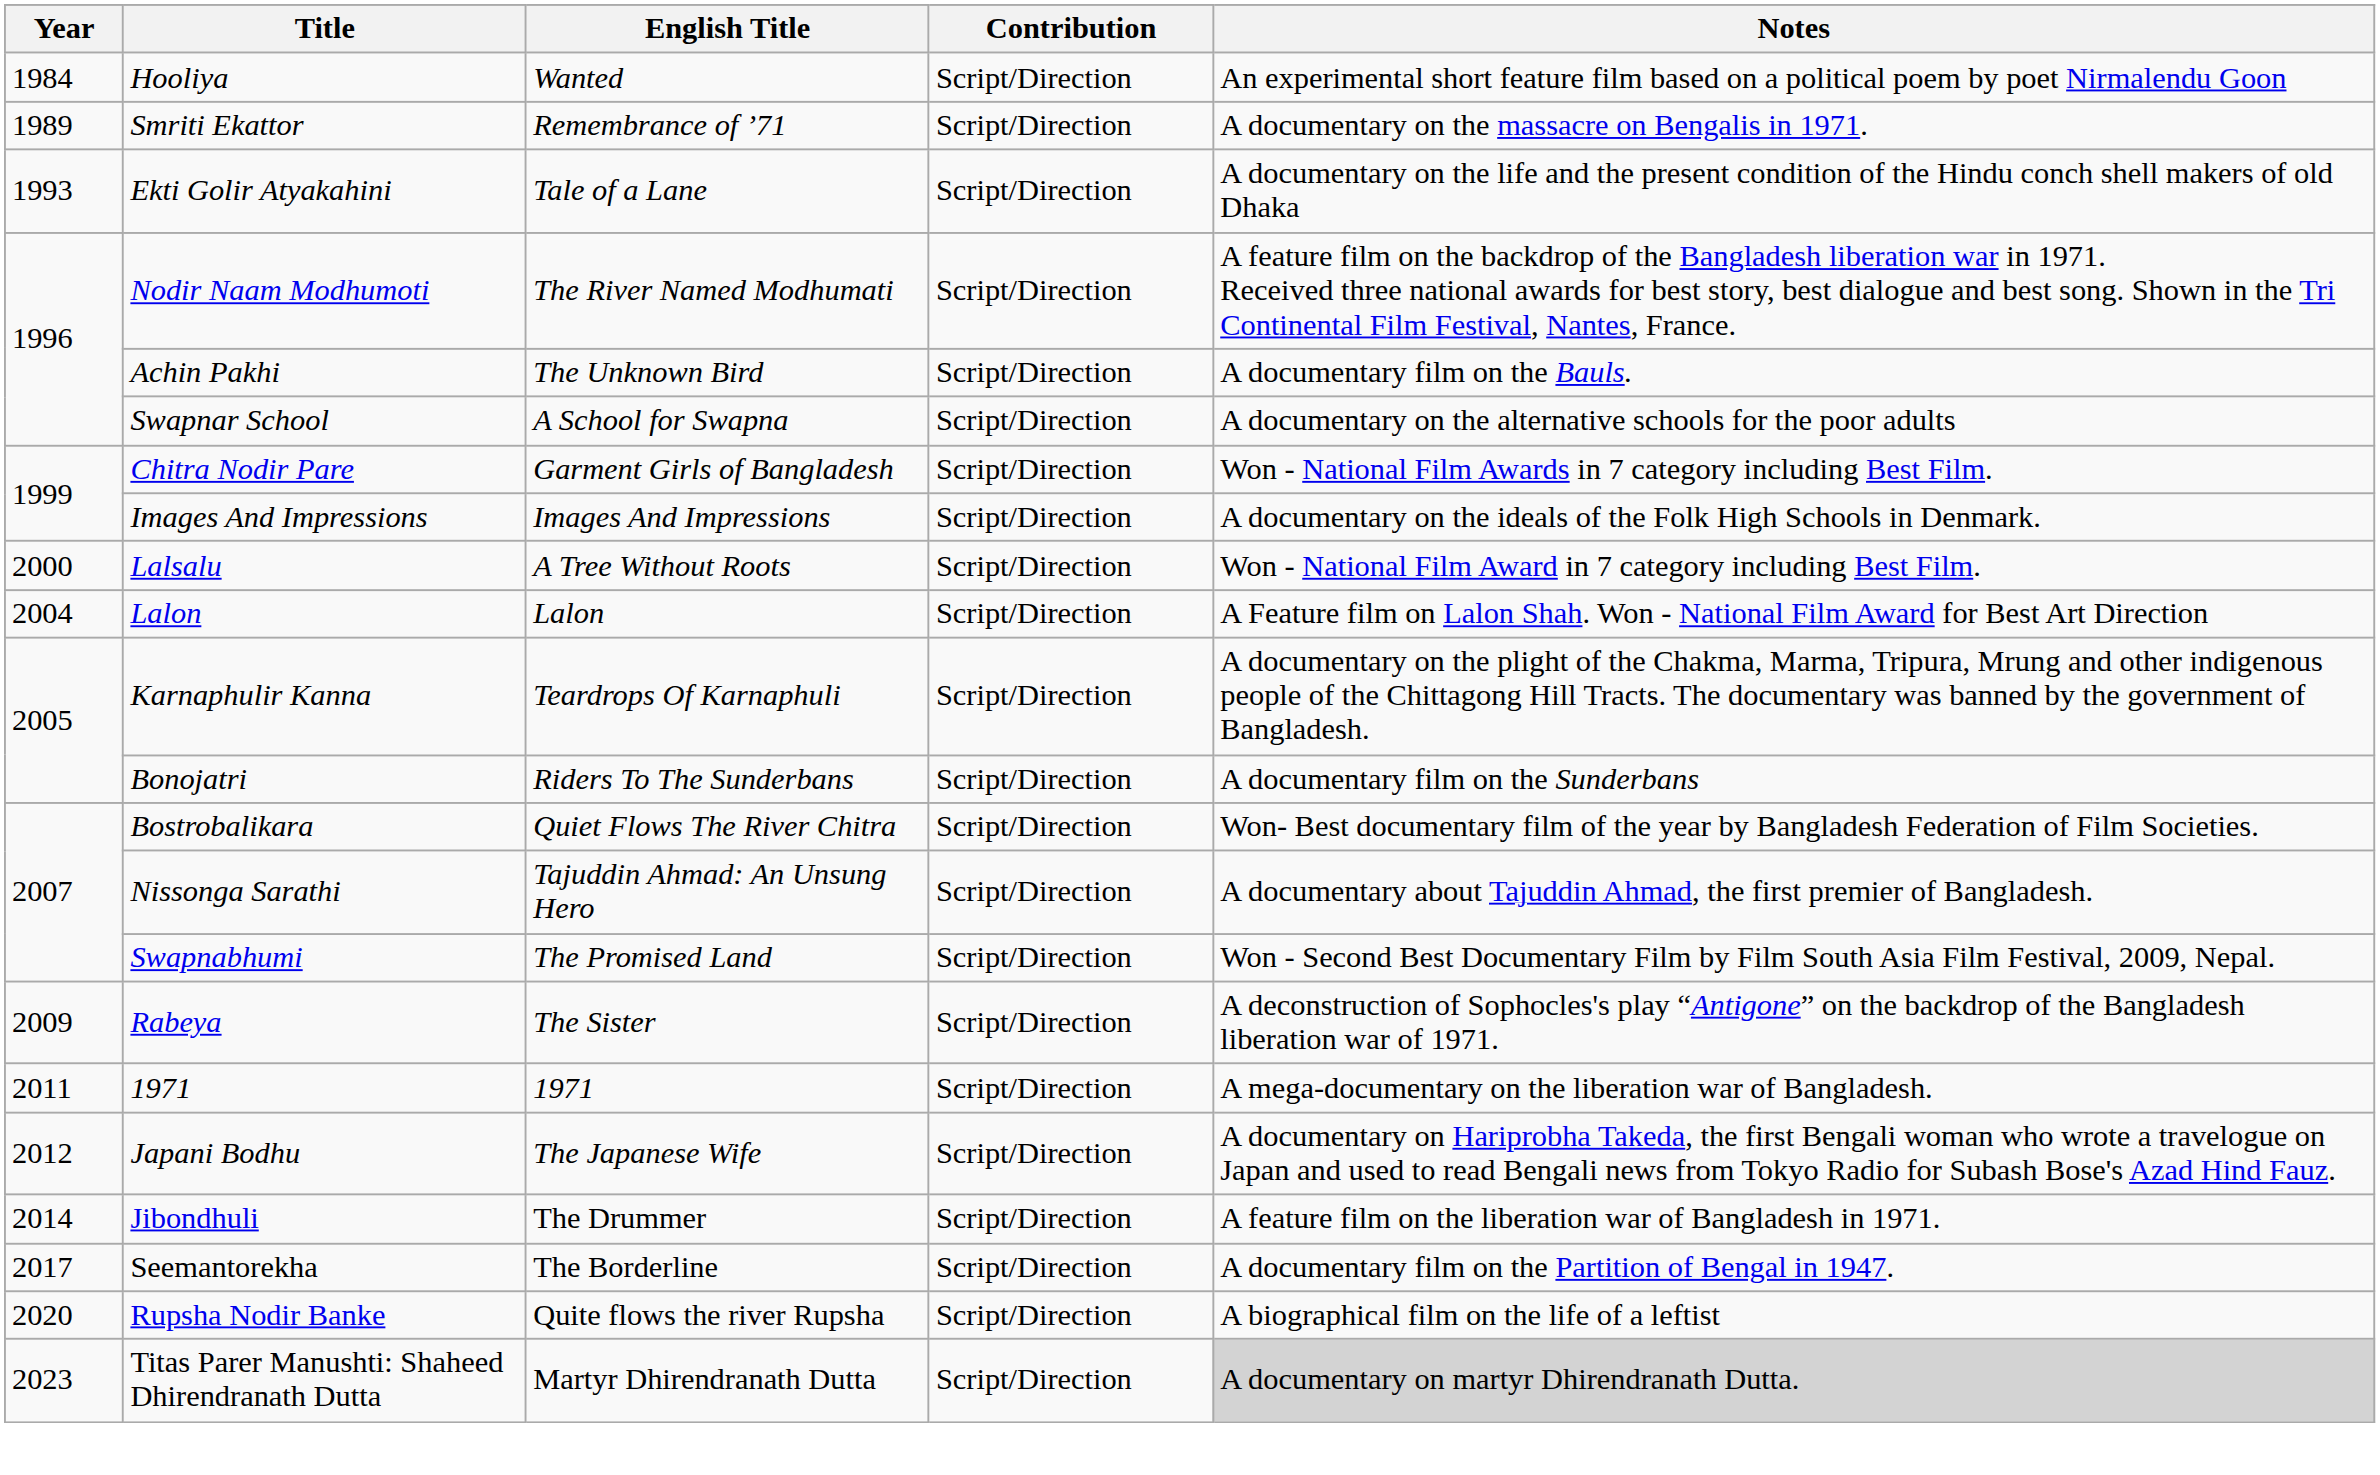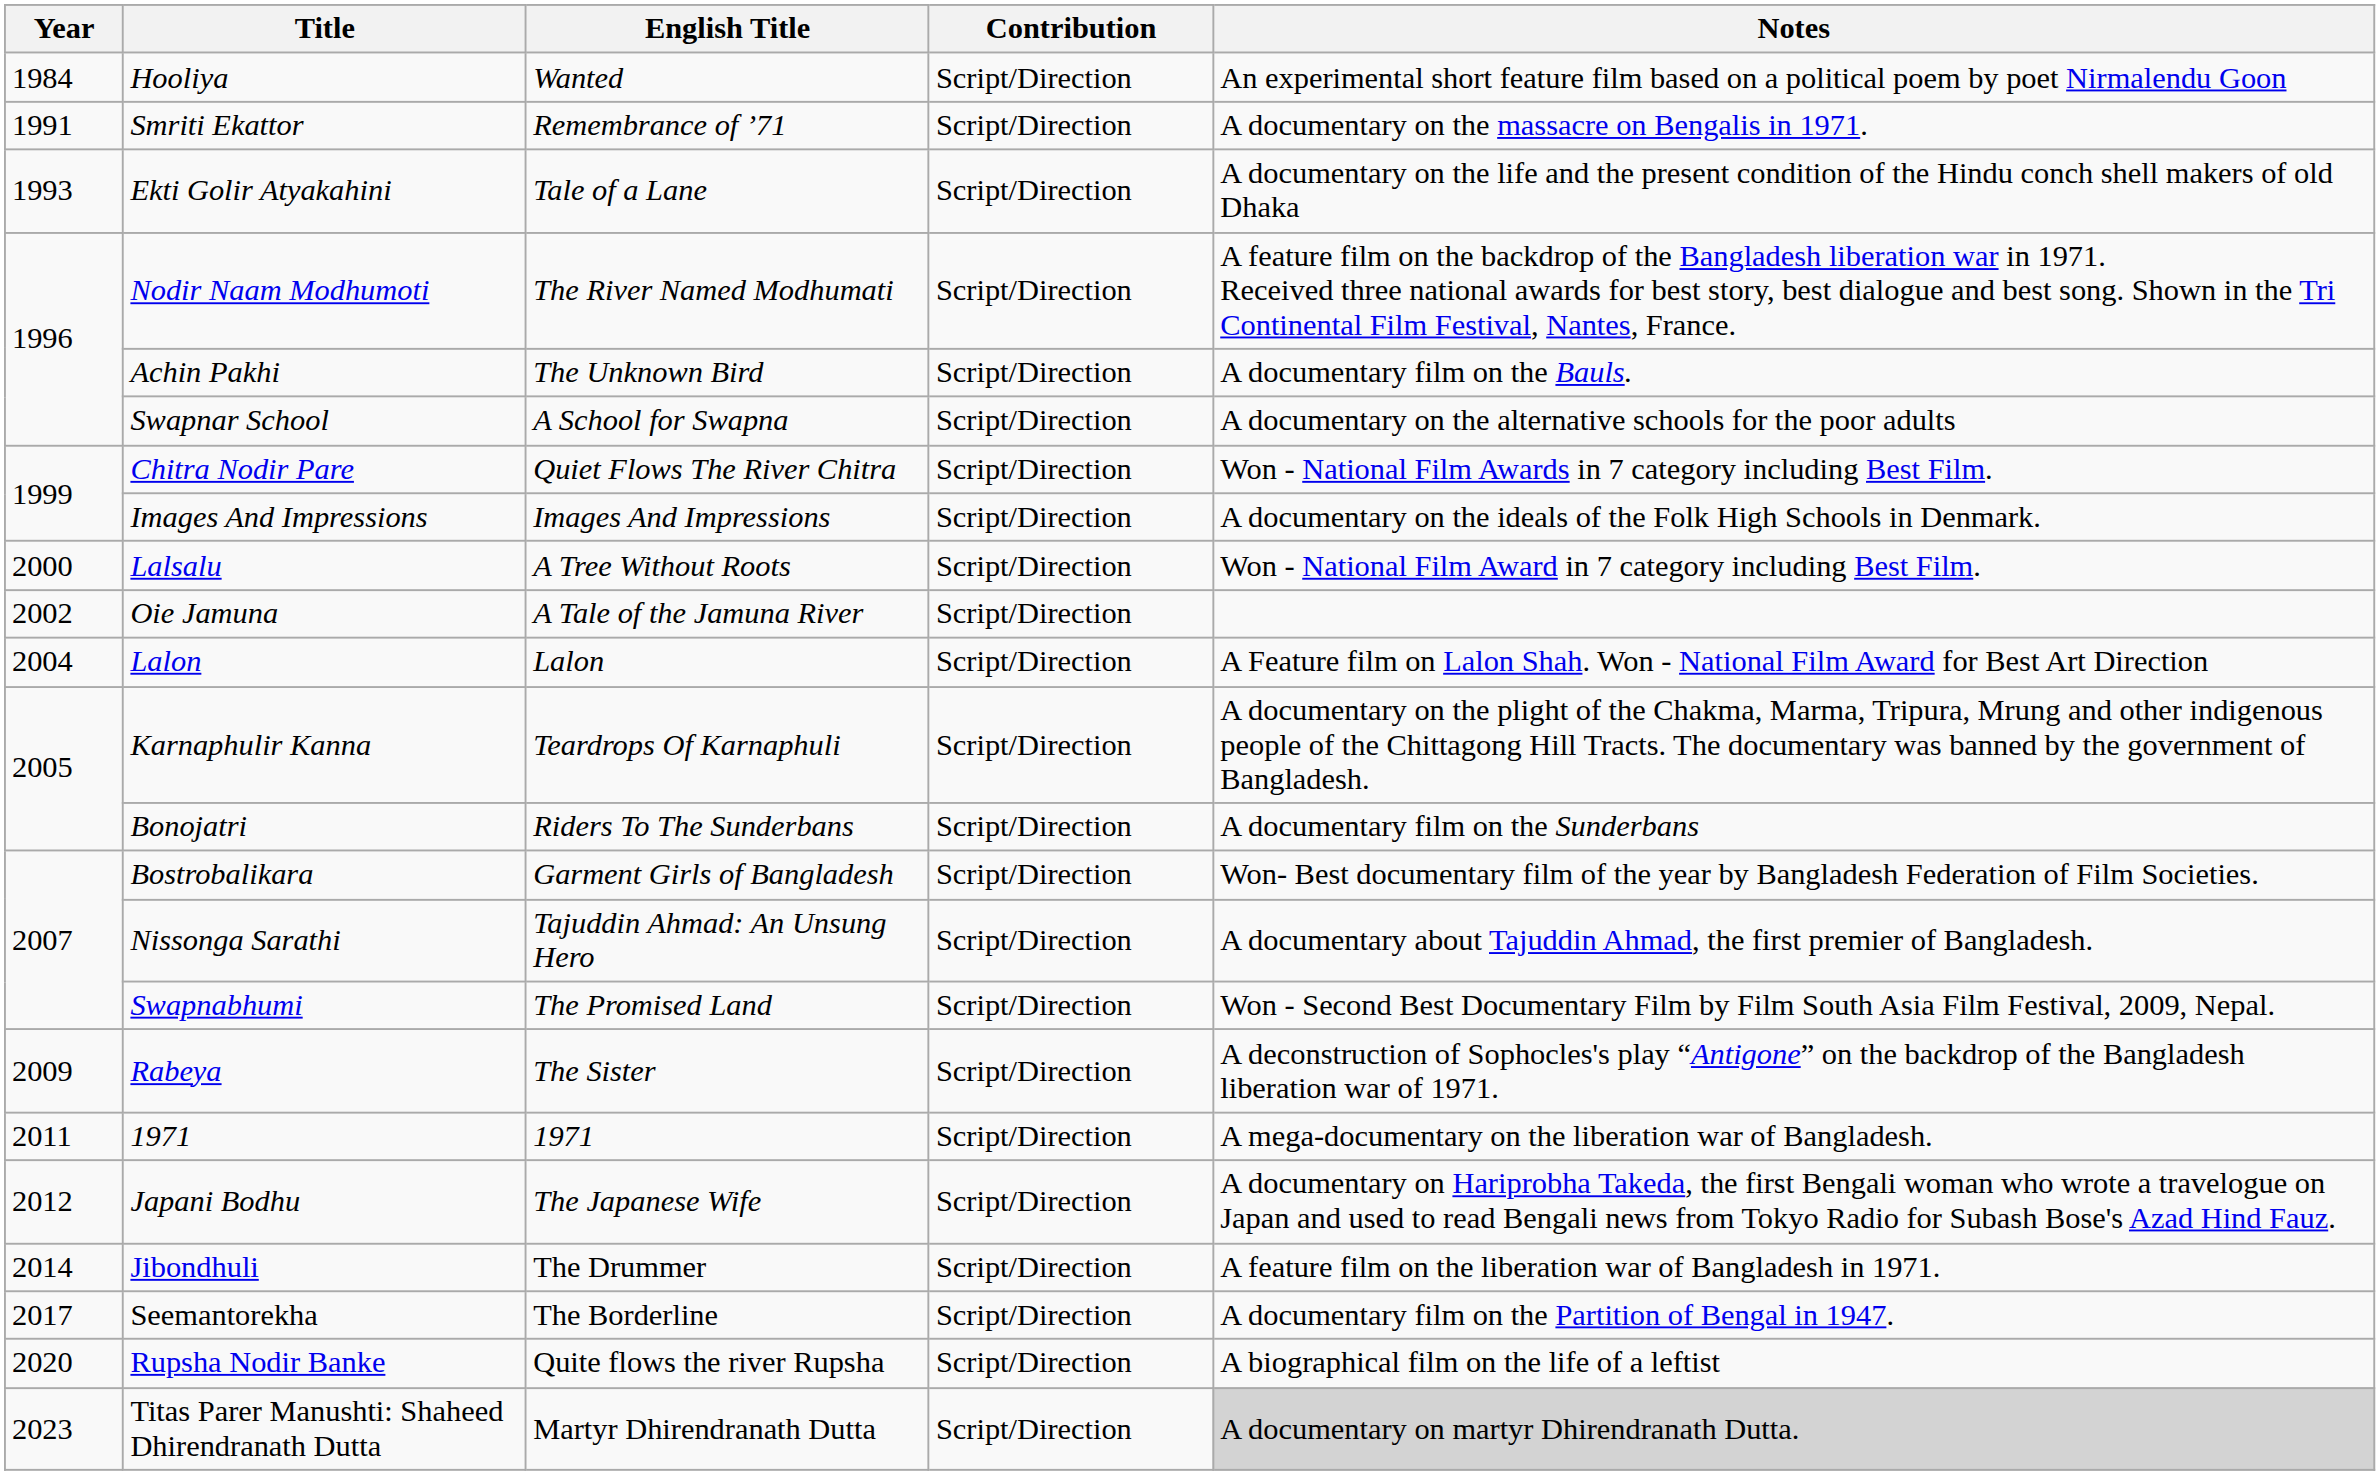(42, 125) 1989 -> (42, 125) 1991
(713, 468) Garment Girls of Bangladesh -> (715, 468) Quiet Flows The River Chitra
+ row: (204, 613)
(715, 826) Quiet Flows The River Chitra -> (713, 874) Garment Girls of Bangladesh
